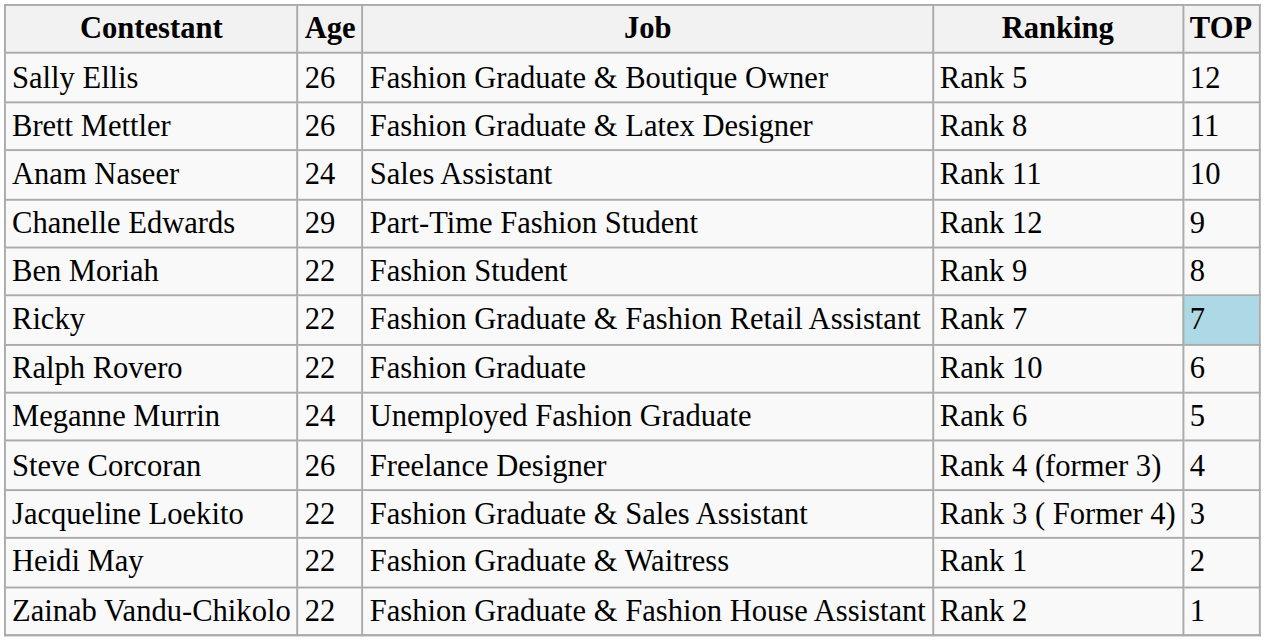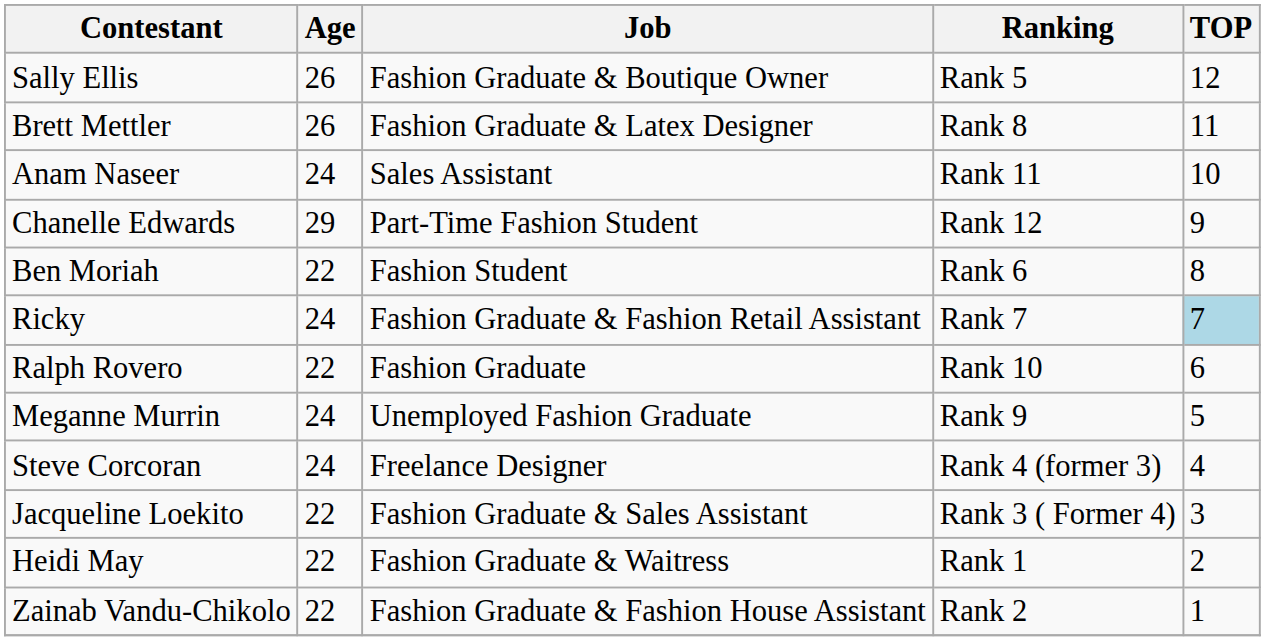(984, 271) Rank 9 -> (984, 271) Rank 6
(320, 319) 22 -> (320, 319) 24
(984, 416) Rank 6 -> (984, 416) Rank 9
(320, 464) 26 -> (320, 464) 24
